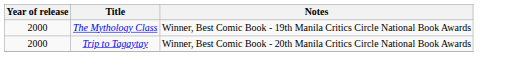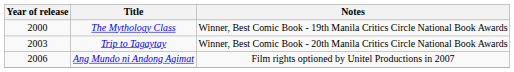(38, 43) 2000 -> (38, 43) 2003
+ row: (133, 59)
